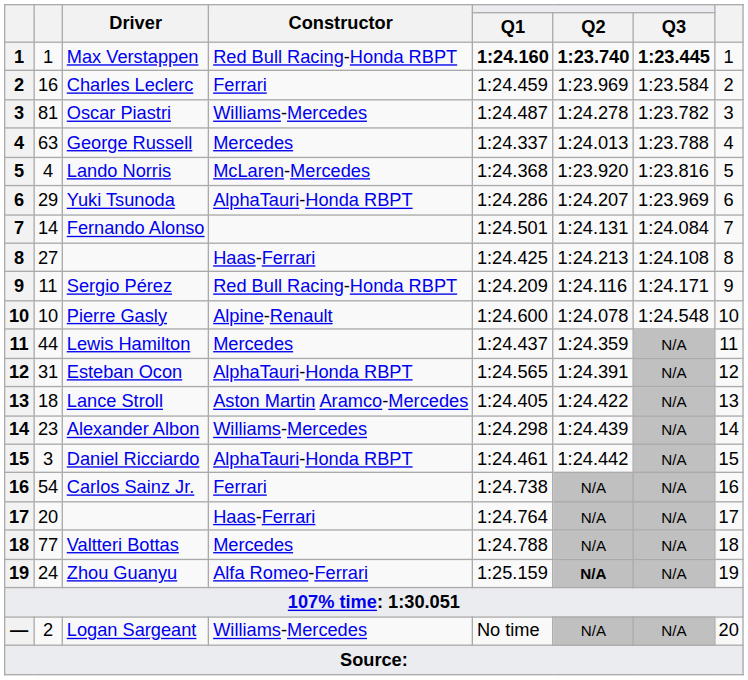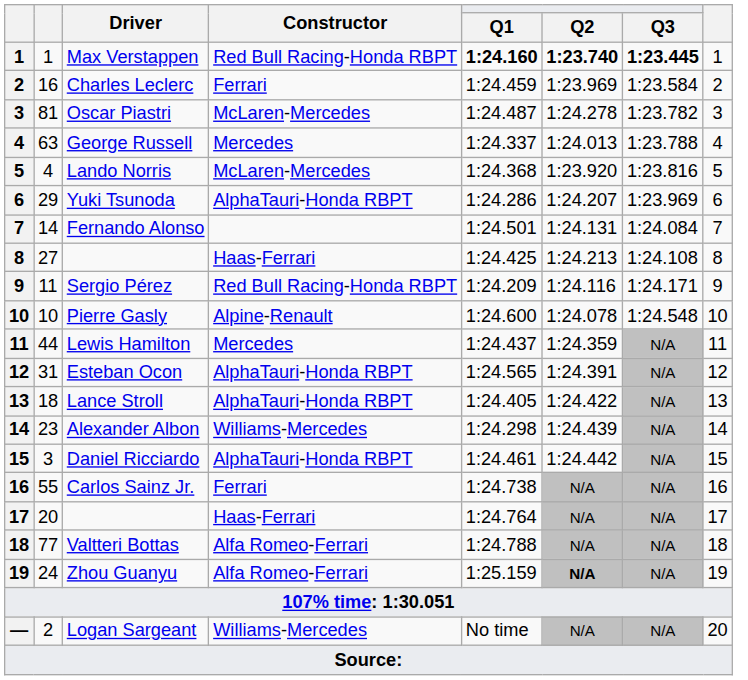(290, 113) Williams-Mercedes -> (292, 113) McLaren-Mercedes
(341, 401) Aston Martin Aramco-Mercedes -> (313, 401) AlphaTauri-Honda RBPT
(48, 487) 54 -> (48, 487) 55
(253, 544) Mercedes -> (291, 544) Alfa Romeo-Ferrari
